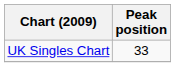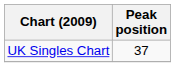(141, 51) 33 -> (141, 51) 37
